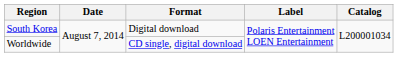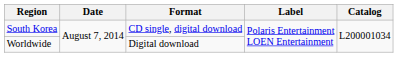(164, 28) Digital download -> (185, 28) CD single, digital download
(185, 44) CD single, digital download -> (164, 44) Digital download
